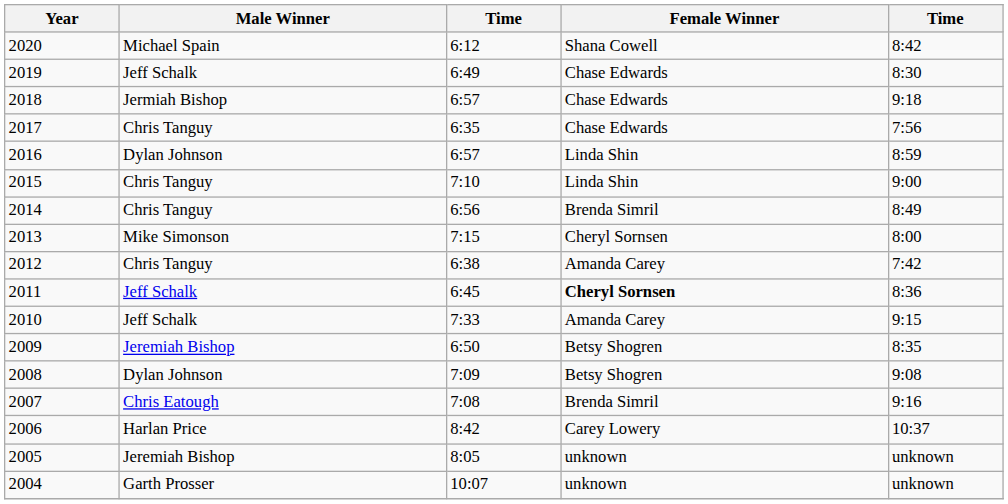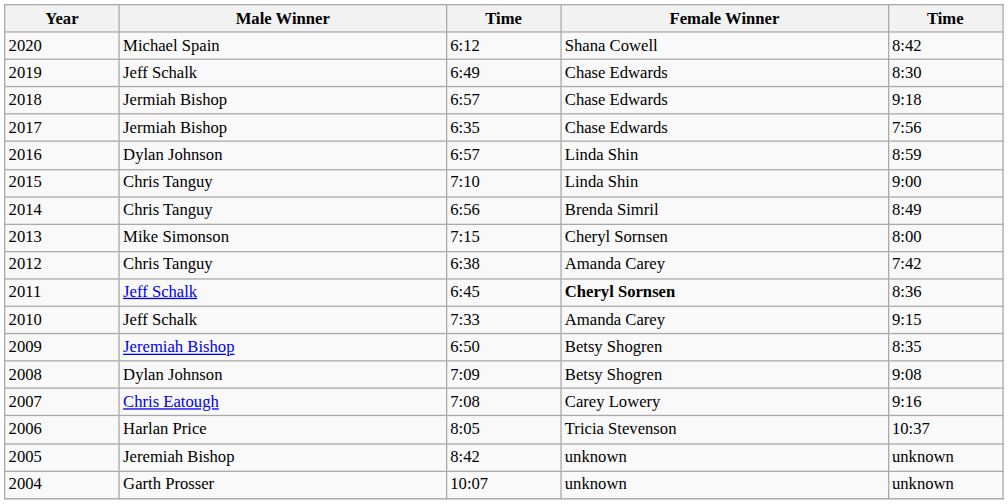(168, 127) Chris Tanguy -> (175, 127) Jermiah Bishop
(612, 401) Brenda Simril -> (613, 401) Carey Lowery
(465, 429) 8:42 -> (465, 429) 8:05
(613, 429) Carey Lowery -> (621, 429) Tricia Stevenson
(465, 456) 8:05 -> (465, 456) 8:42
